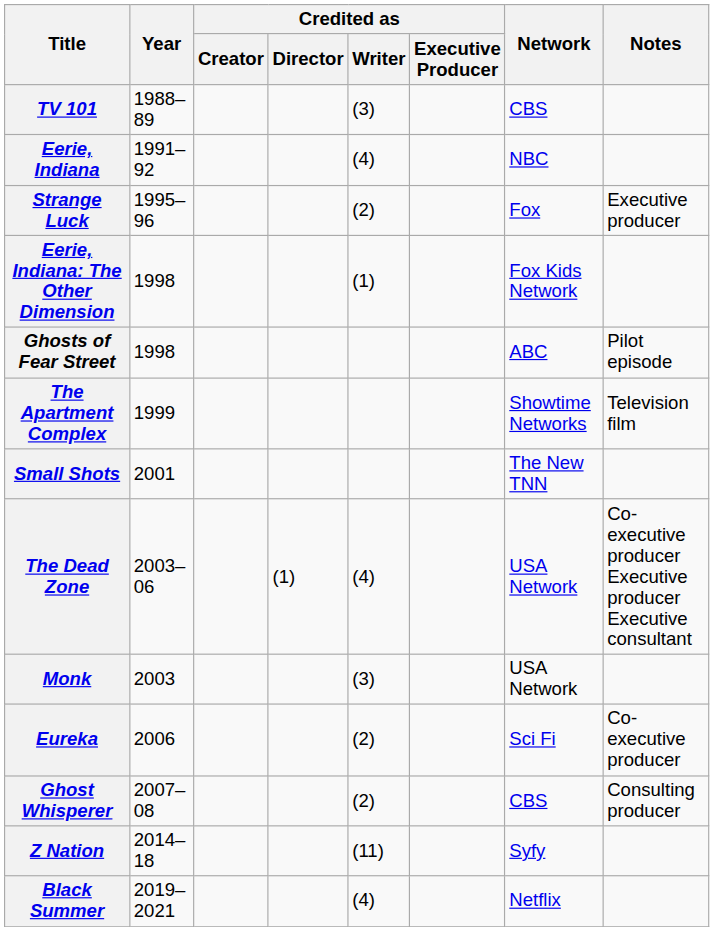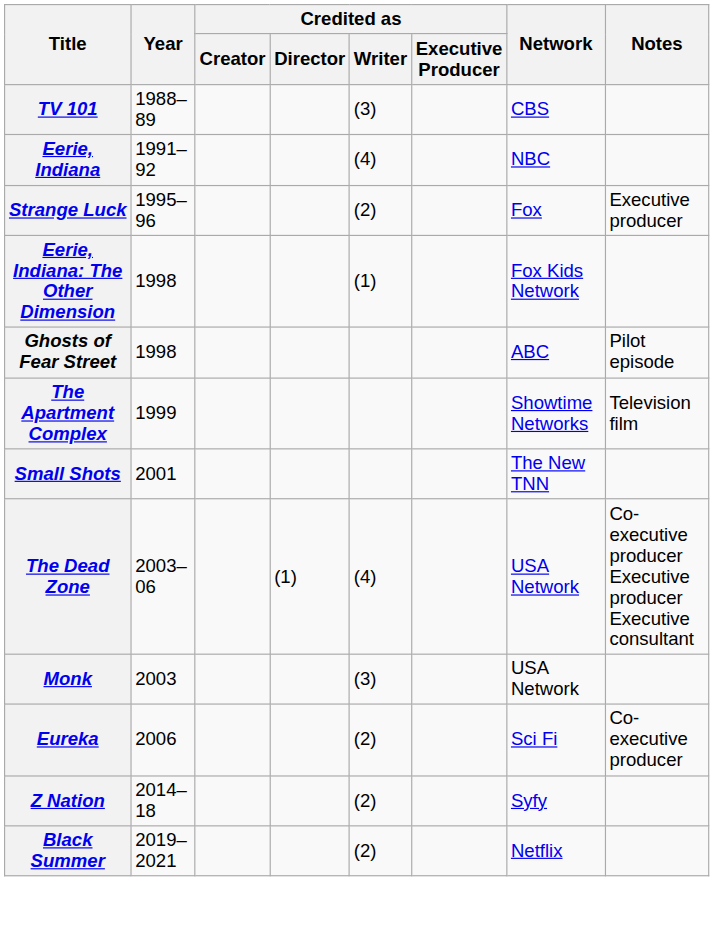- row: (67, 800)
(368, 850) (11) -> (365, 800) (2)
(364, 901) (4) -> (365, 850) (2)
